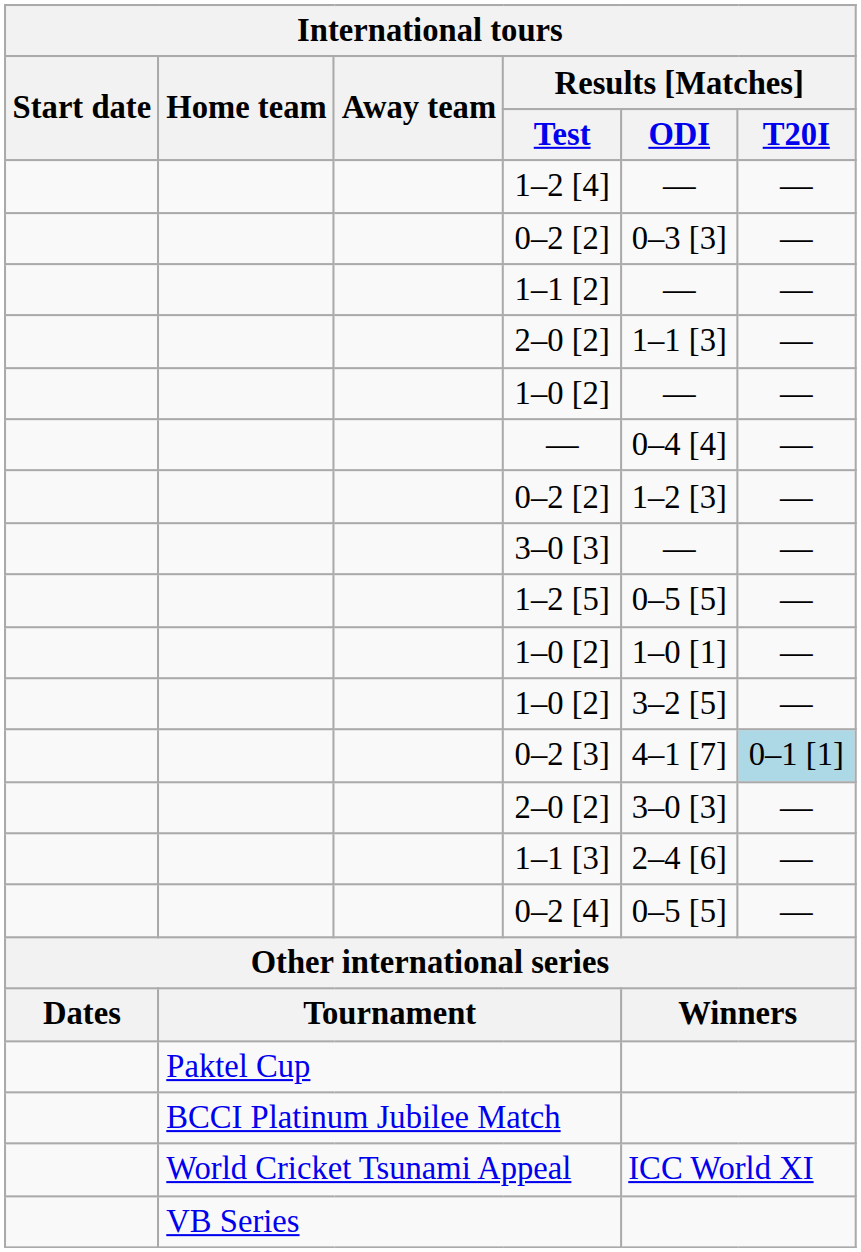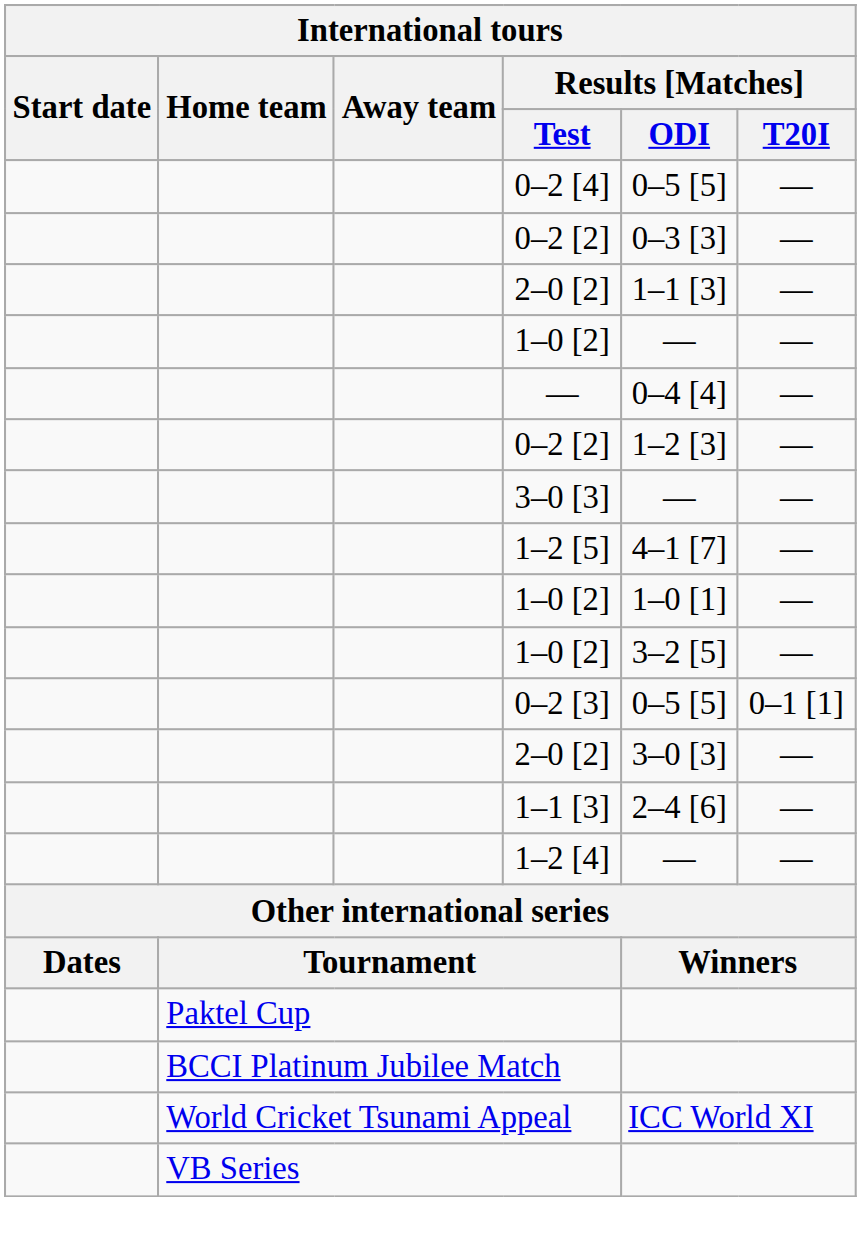rows swapped: (246, 186) <-> (246, 911)
- row: (246, 290)
(679, 599) 0–5 [5] -> (679, 548) 4–1 [7]
(679, 755) 4–1 [7] -> (679, 703) 0–5 [5]
(796, 755) lightblue background -> (796, 703) no background
